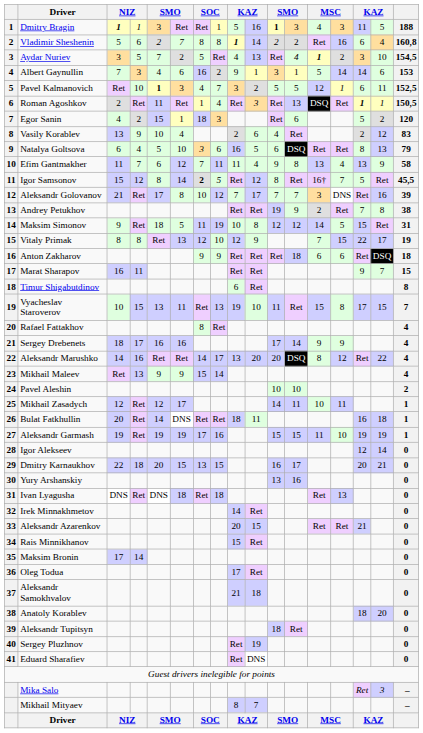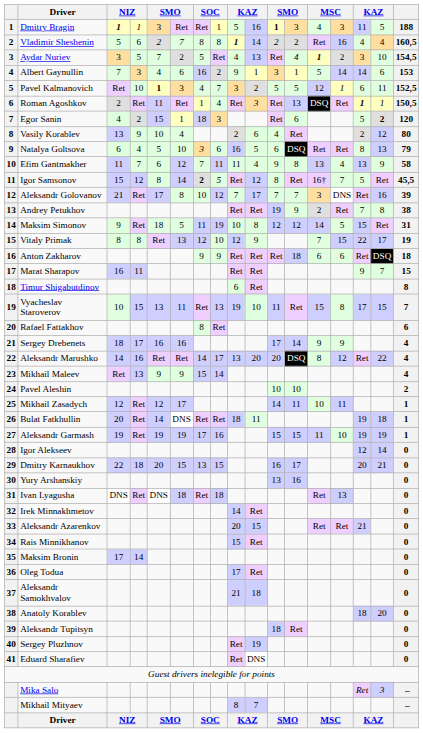(362, 42) 6 -> (362, 42) 4
(406, 42) 160,8 -> (406, 42) 160,5
(382, 118) normal -> (382, 118) bold
(406, 133) 83 -> (406, 133) 80
(406, 327) 4 -> (406, 327) 6
(362, 419) 16 -> (362, 419) 19
